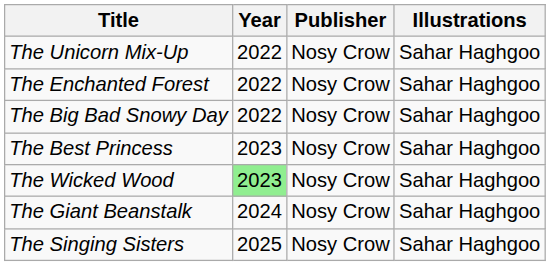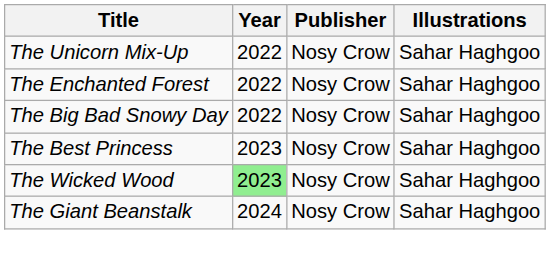- row: (97, 244)
